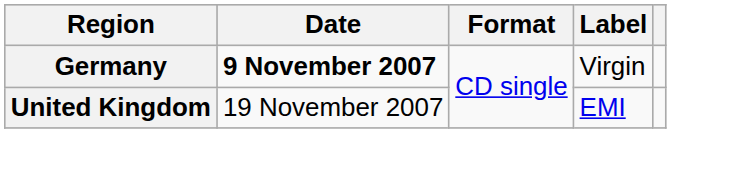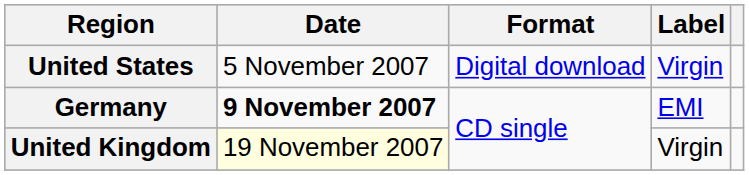+ row: (111, 66)
(613, 66) Virgin -> (680, 107) EMI
(333, 107) no background -> (333, 148) lightyellow background
(603, 107) EMI -> (690, 148) Virgin
